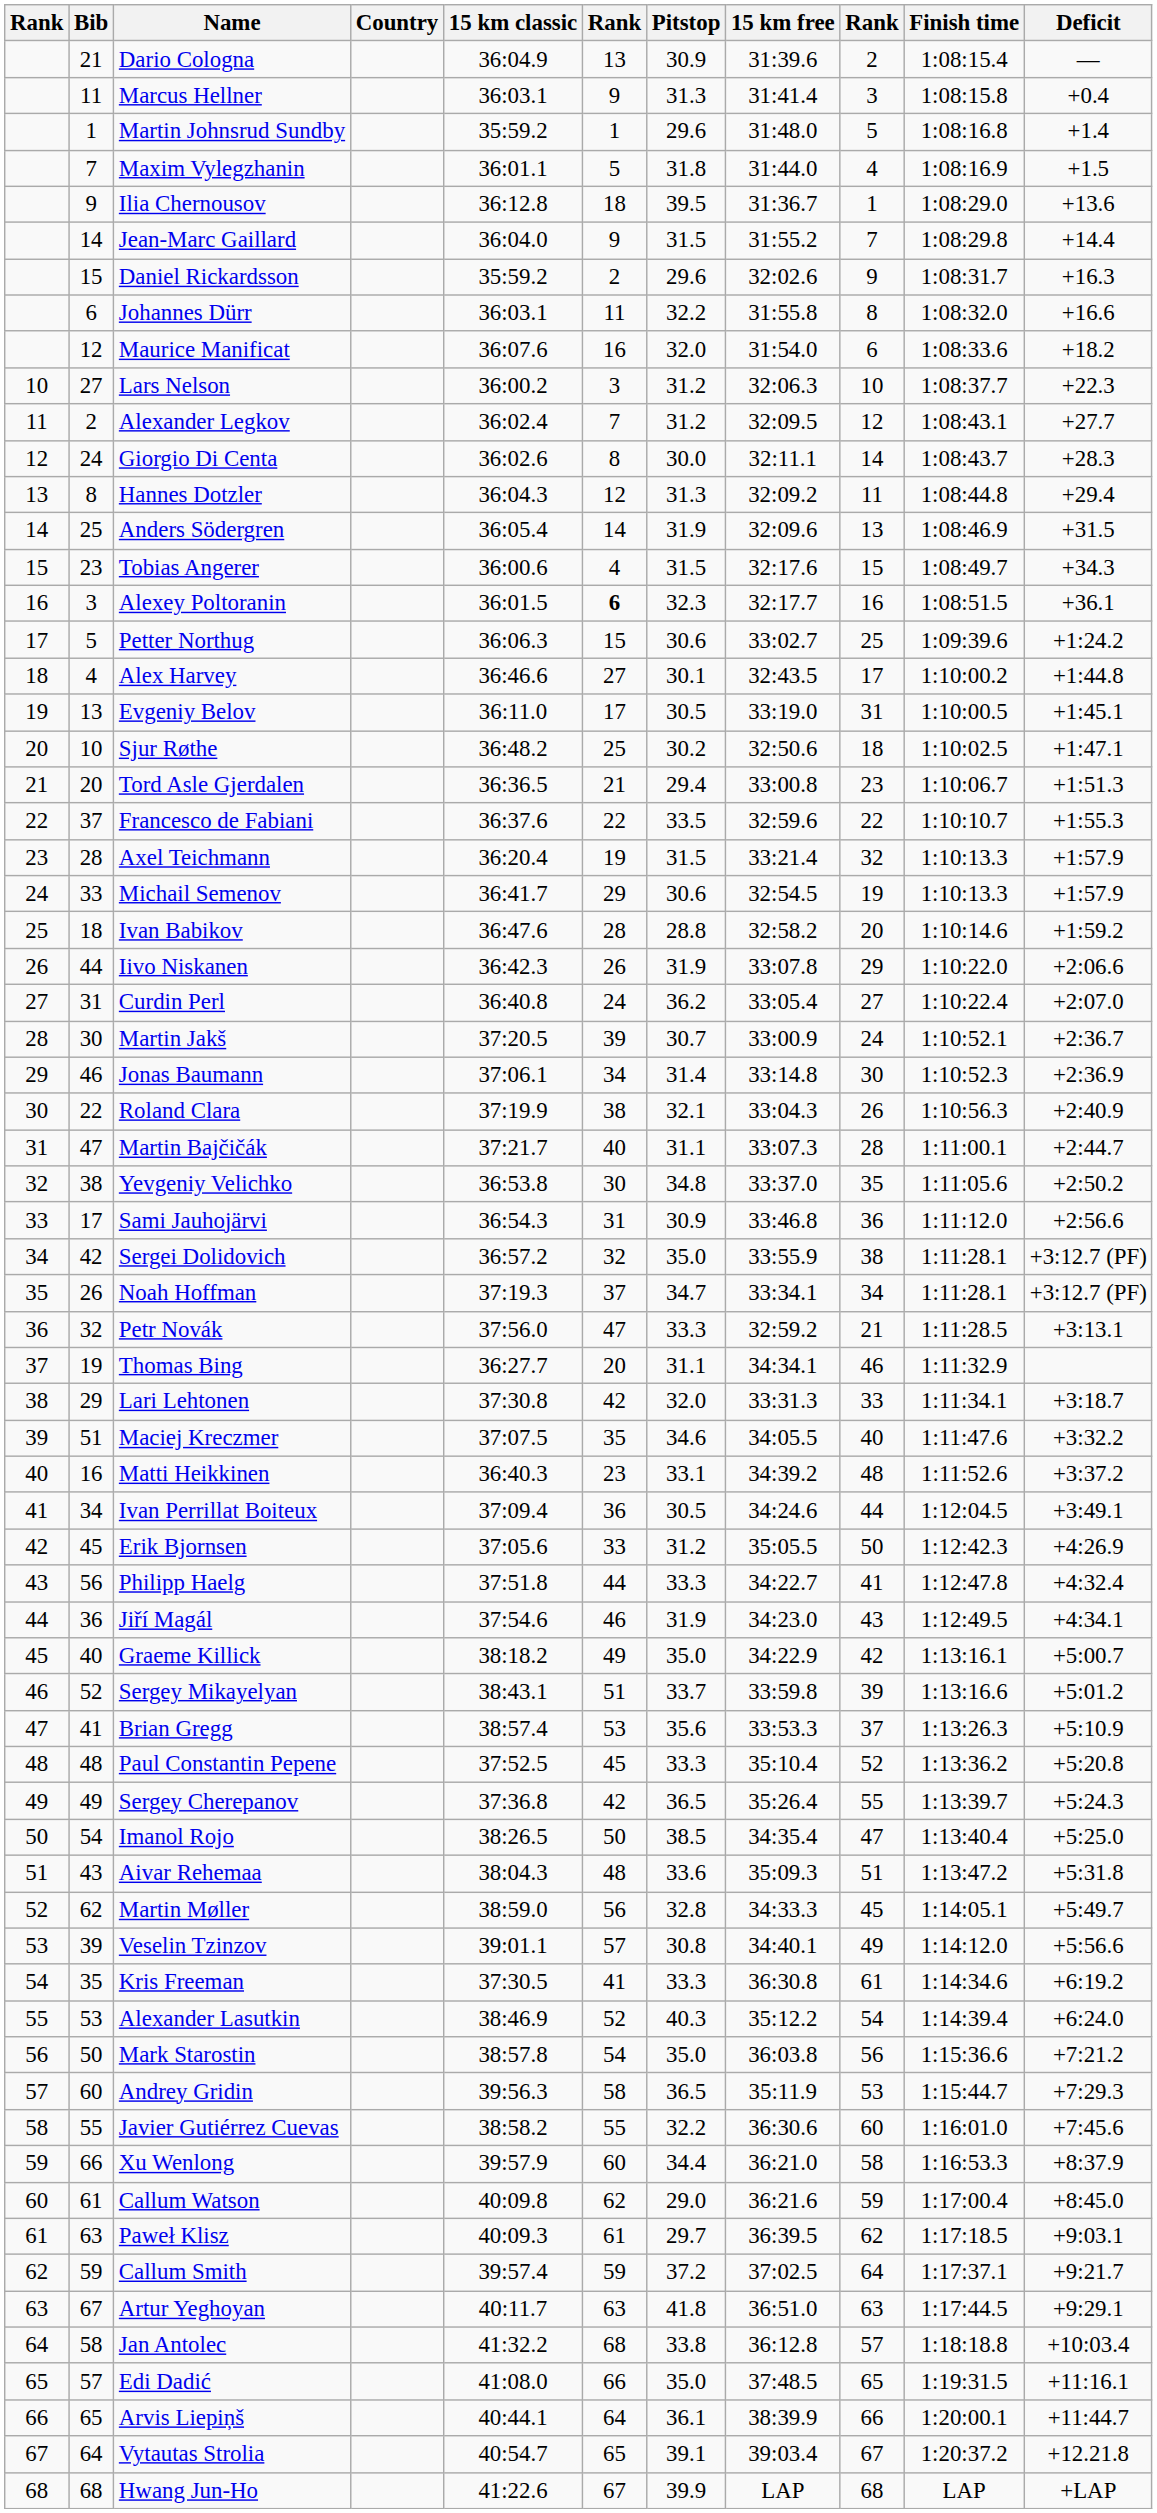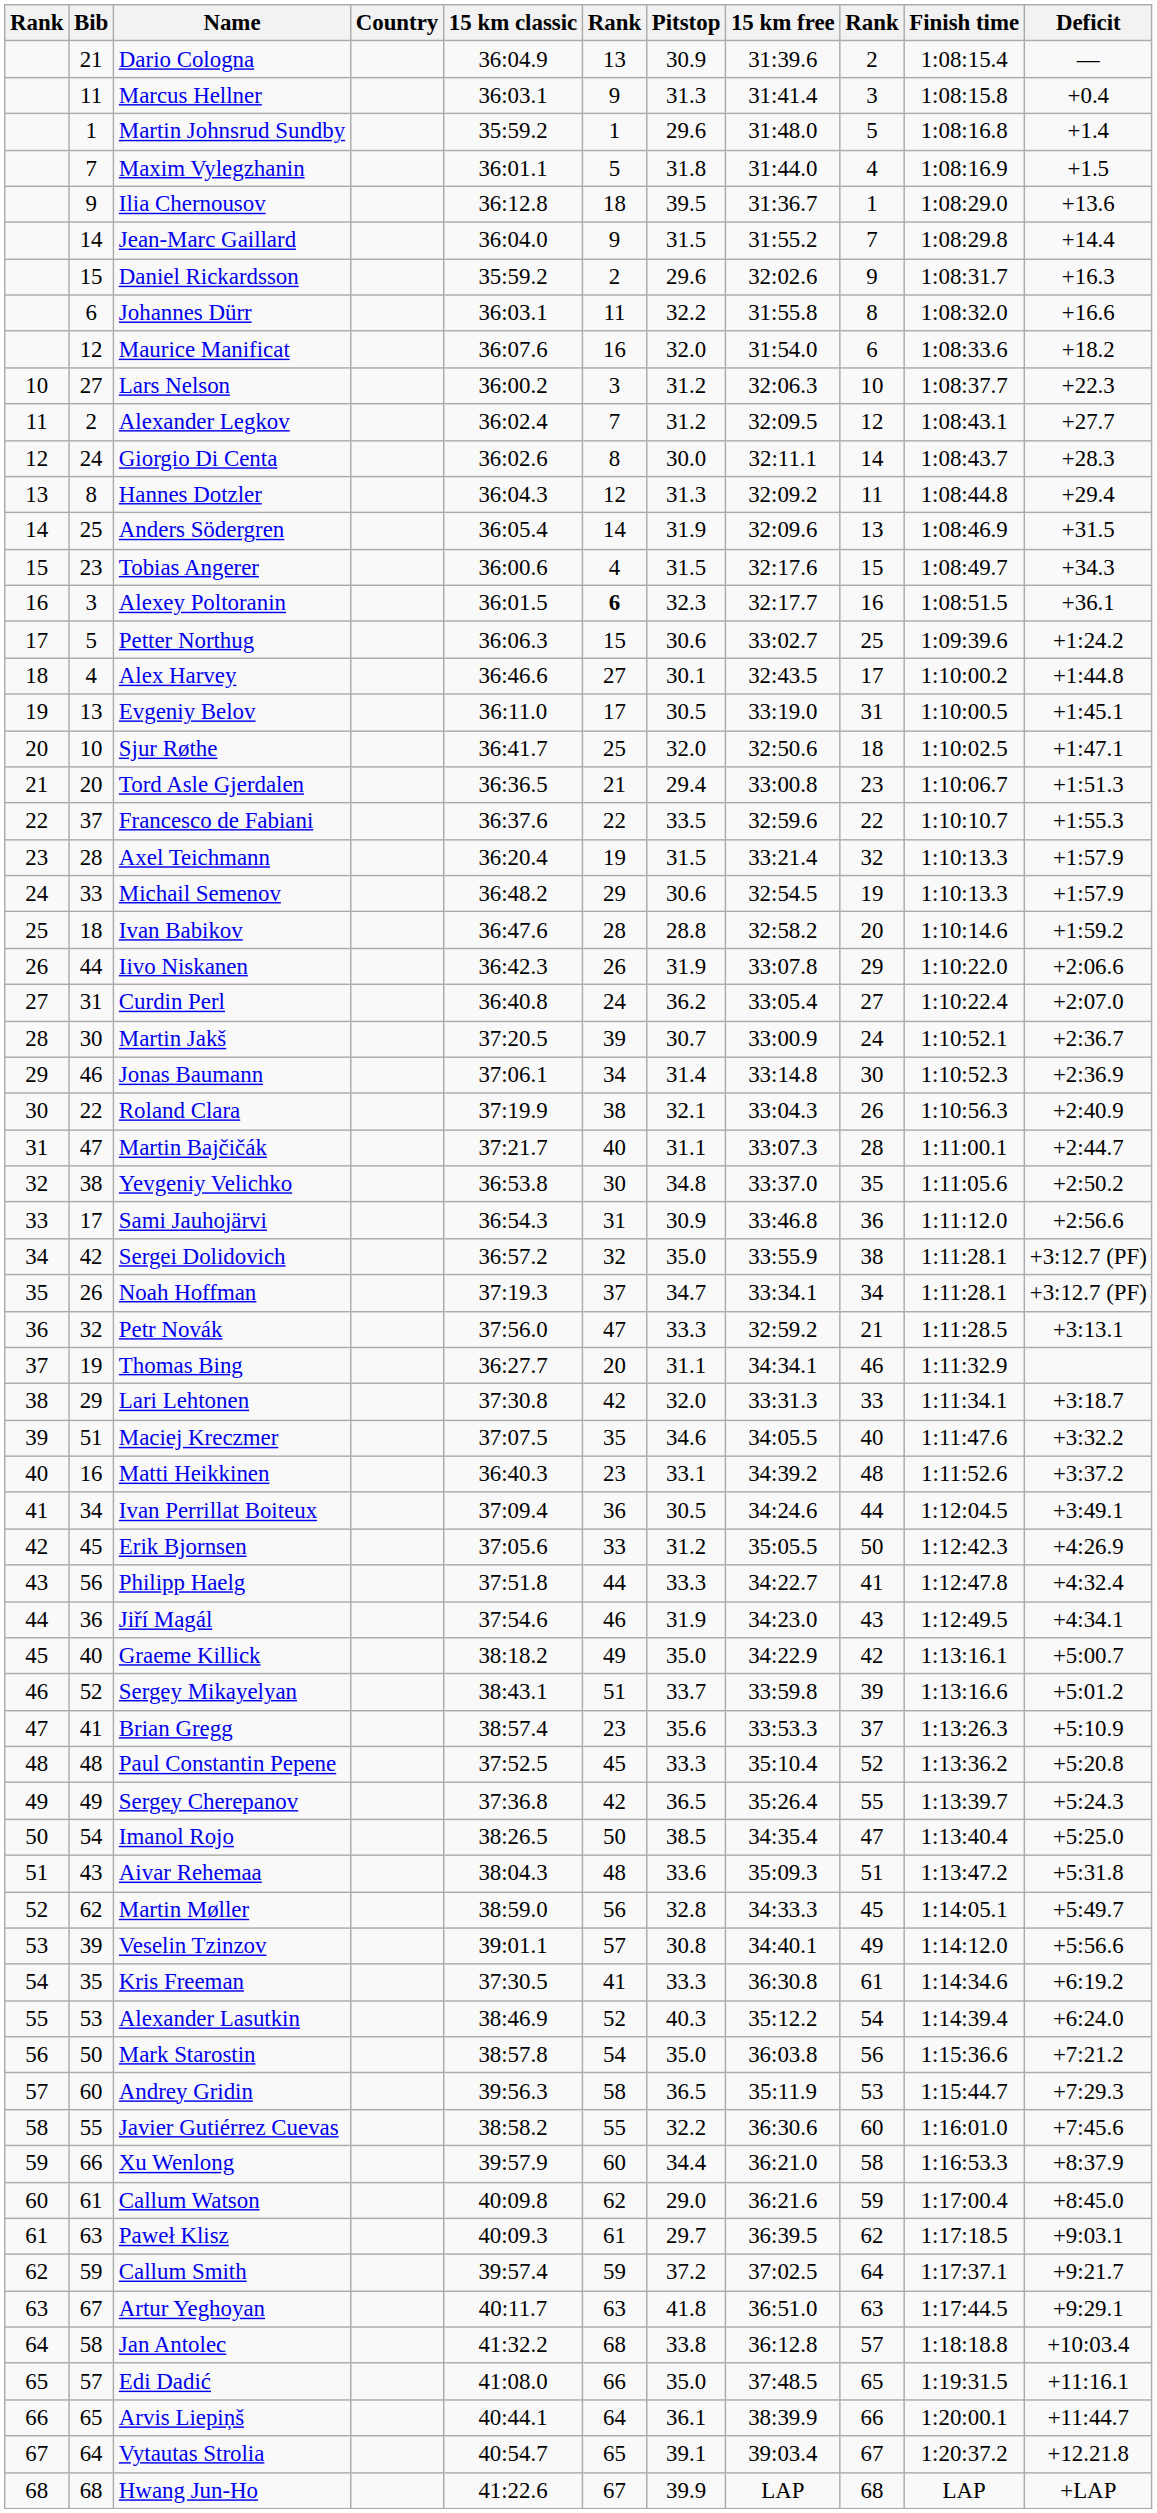(513, 748) 36:48.2 -> (513, 748) 36:41.7
(686, 748) 30.2 -> (686, 748) 32.0
(513, 893) 36:41.7 -> (513, 893) 36:48.2
(614, 1728) 53 -> (614, 1728) 23
